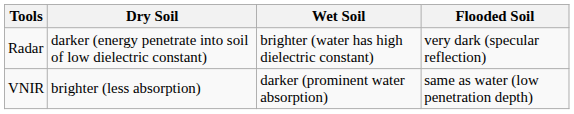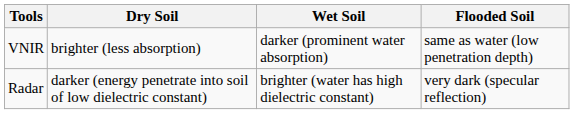rows swapped: (26, 48) <-> (26, 88)
